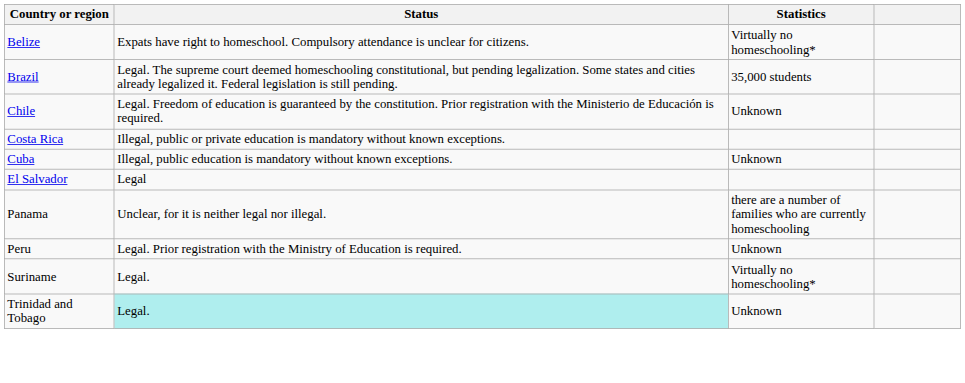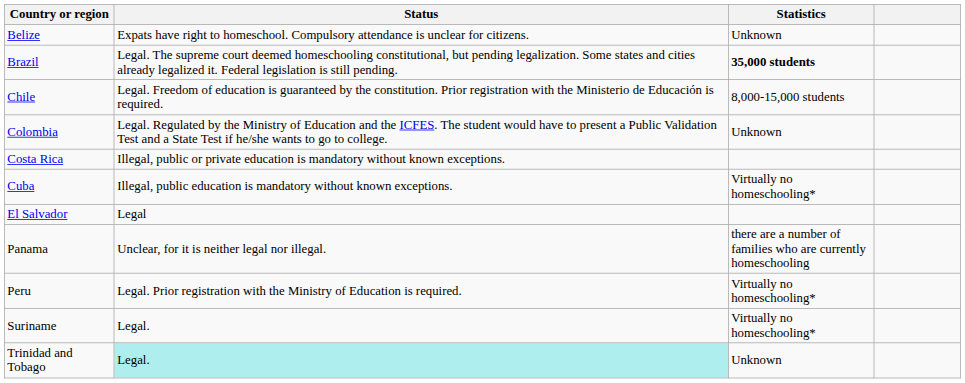(773, 42) Virtually no homeschooling* -> (756, 34) Unknown
(771, 76) normal -> (773, 62) bold
(756, 111) Unknown -> (788, 97) 8,000-15,000 students
+ row: (33, 131)
(756, 159) Unknown -> (773, 186) Virtually no homeschooling*
(756, 249) Unknown -> (773, 290) Virtually no homeschooling*
